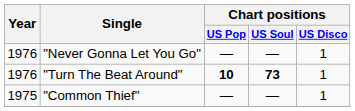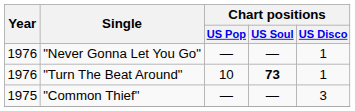(226, 74) bold -> (226, 74) normal
(323, 95) 1 -> (323, 95) 3
